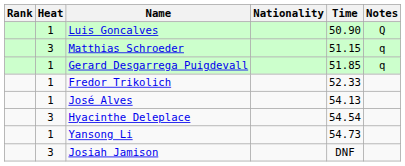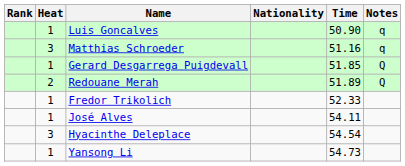(382, 30) Q -> (382, 30) q
(345, 48) 51.15 -> (345, 48) 51.16
(382, 65) q -> (382, 65) Q
+ row: (113, 83)
(345, 100) 54.13 -> (345, 117) 54.11
- row: (113, 152)
